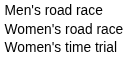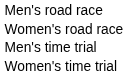+ row: (51, 48)
